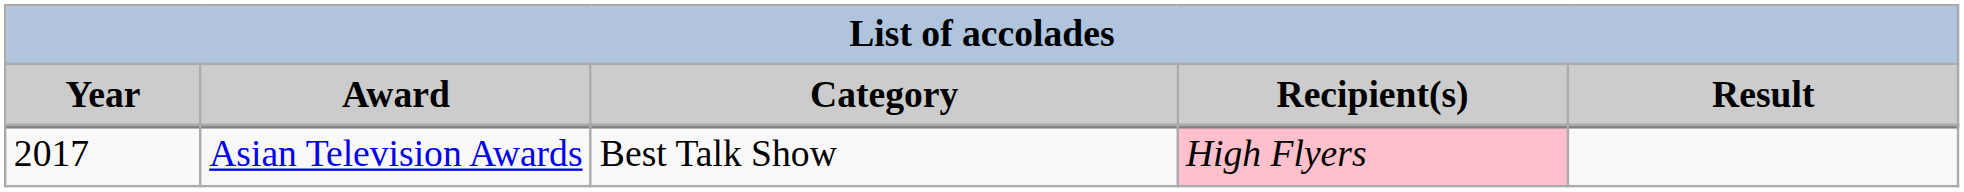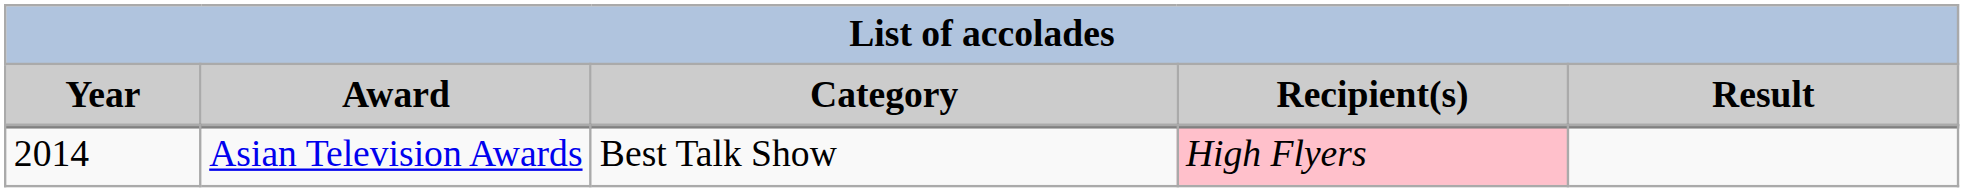(51, 154) 2017 -> (51, 154) 2014
